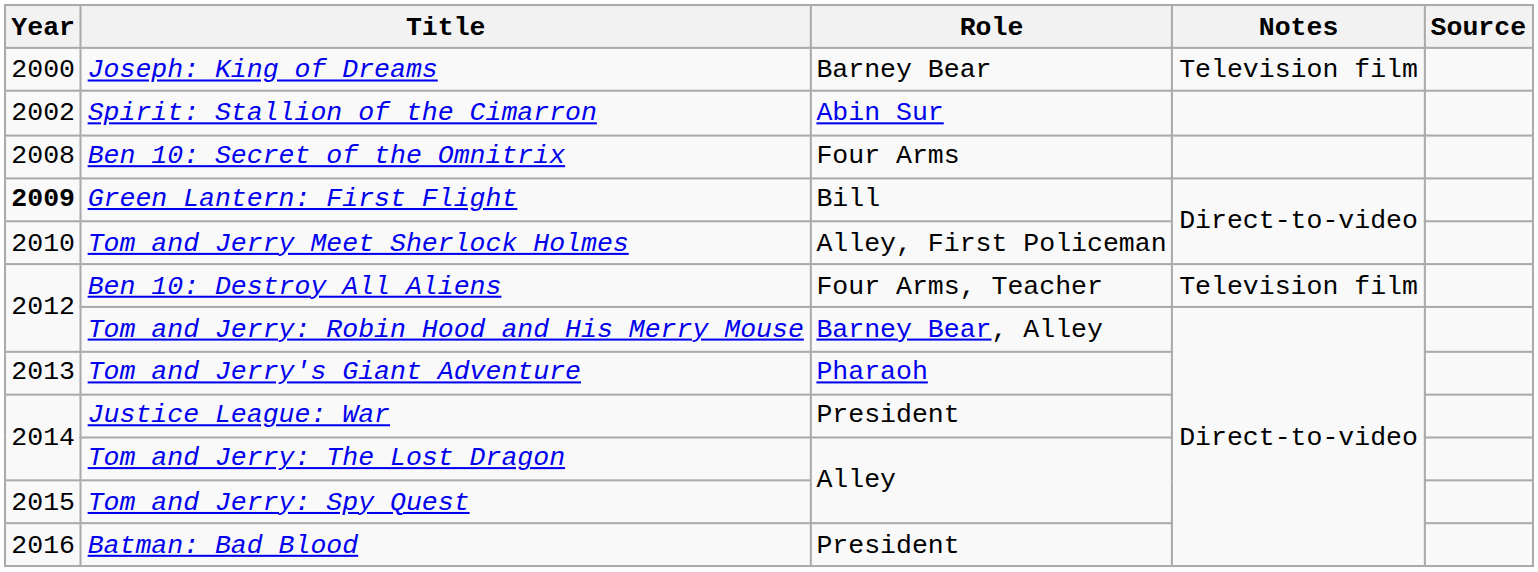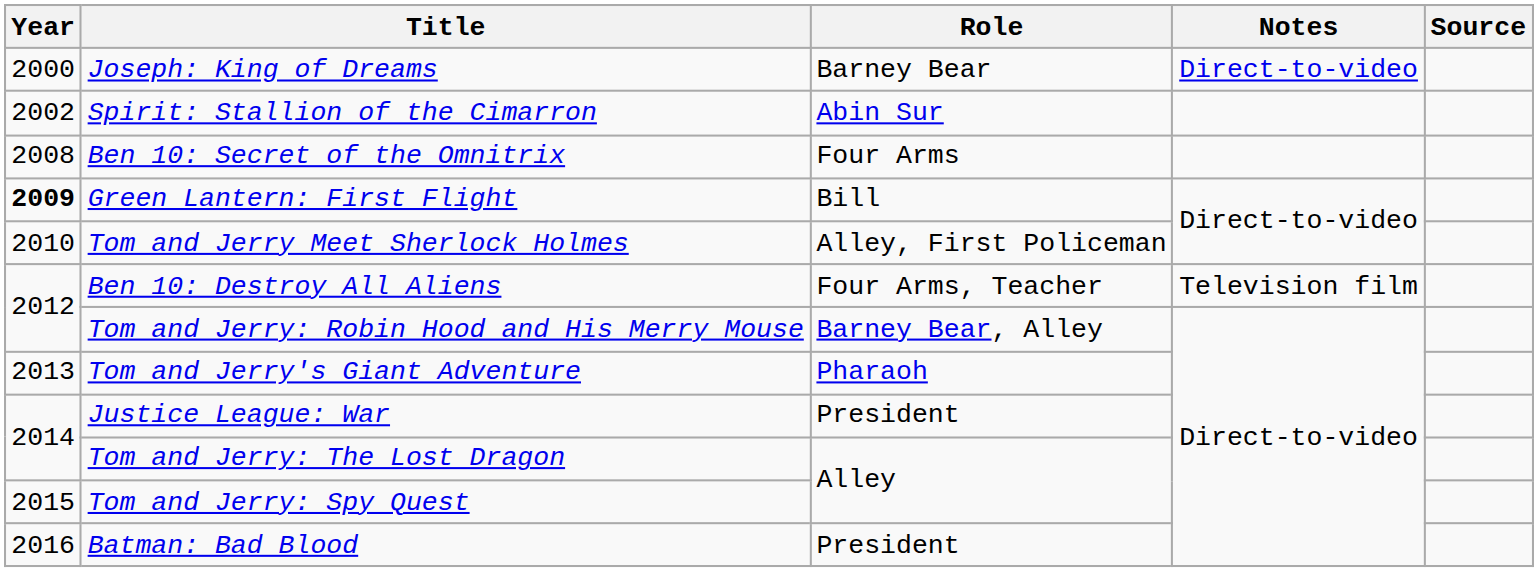(1299, 70) Television film -> (1299, 70) Direct-to-video
